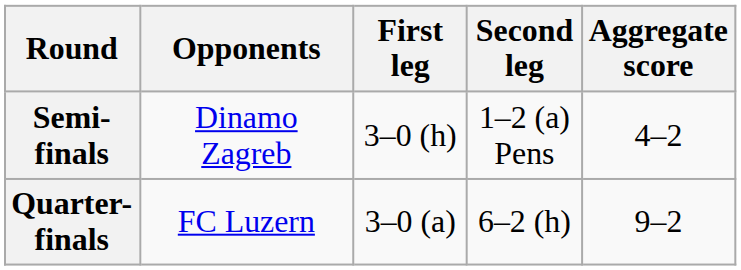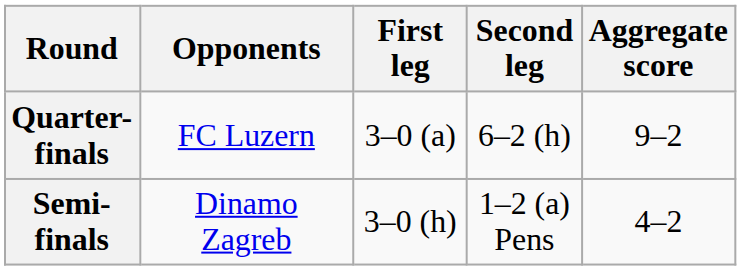rows swapped: (72, 221) <-> (72, 134)
